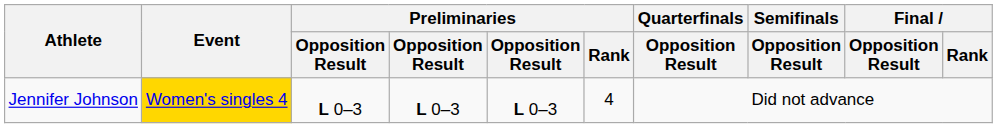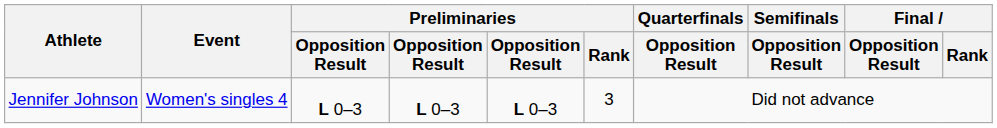(217, 100) gold background -> (217, 100) no background
(609, 100) 4 -> (609, 100) 3
